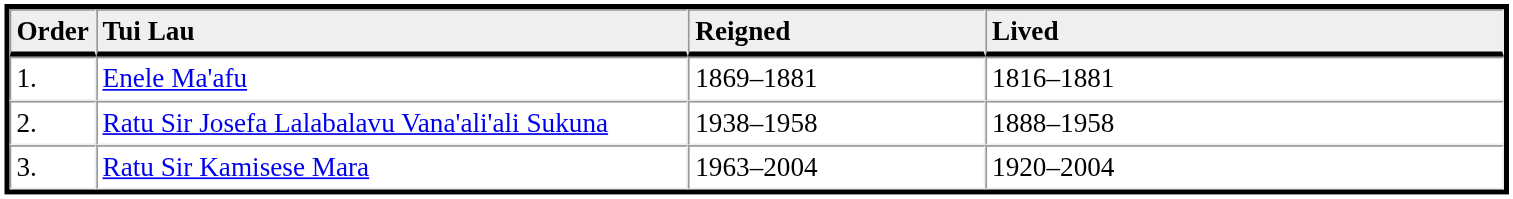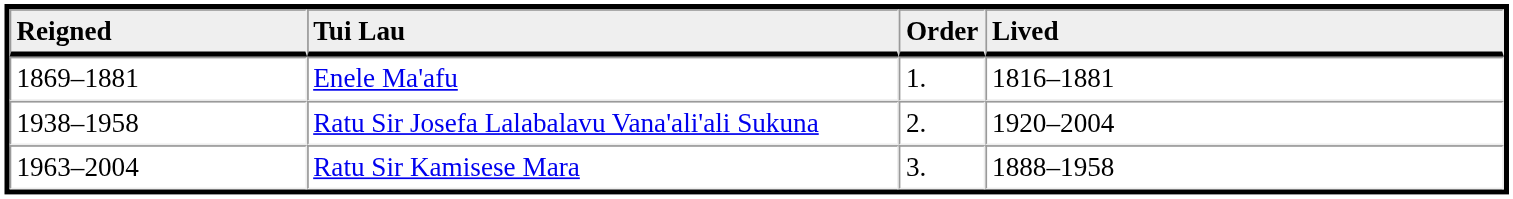columns swapped: (53, 30) <-> (743, 30)
(1053, 122) 1888–1958 -> (1053, 122) 1920–2004
(1053, 166) 1920–2004 -> (1053, 166) 1888–1958
